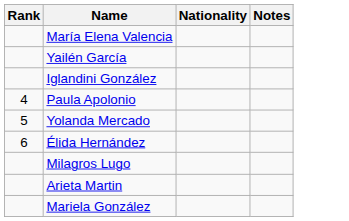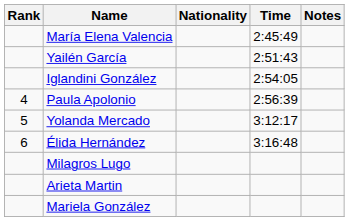+ column: (276, 15)
